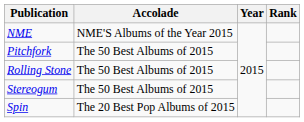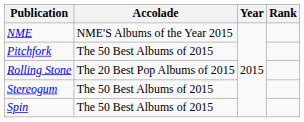(145, 70) The 50 Best Albums of 2015 -> (156, 70) The 20 Best Pop Albums of 2015
(156, 107) The 20 Best Pop Albums of 2015 -> (145, 107) The 50 Best Albums of 2015
